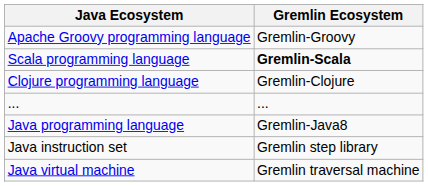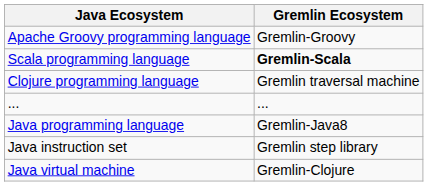(306, 81) Gremlin-Clojure -> (338, 81) Gremlin traversal machine
(338, 170) Gremlin traversal machine -> (306, 170) Gremlin-Clojure
